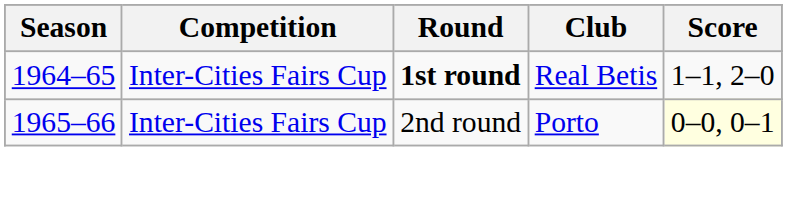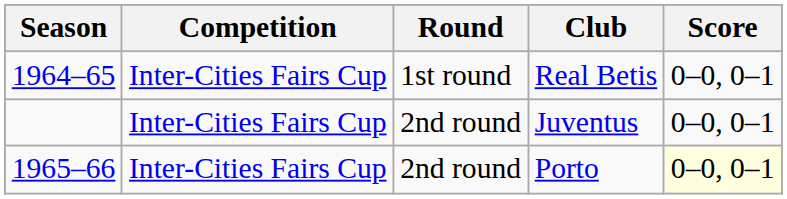(460, 74) bold -> (456, 74) normal
(723, 74) 1–1, 2–0 -> (723, 74) 0–0, 0–1
+ row: (586, 121)
